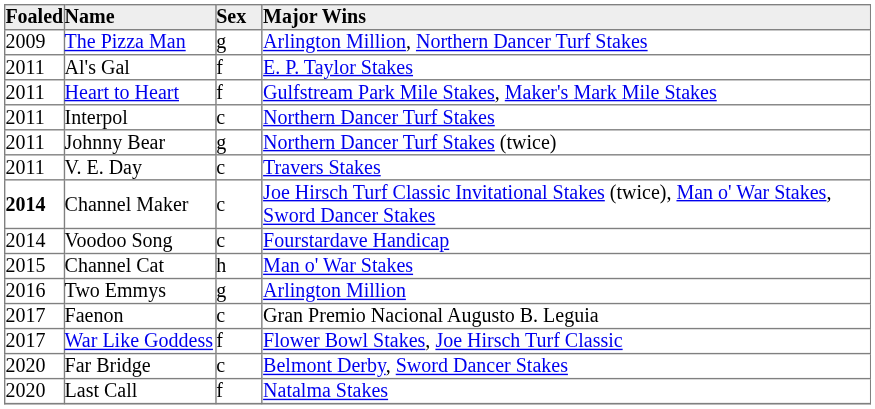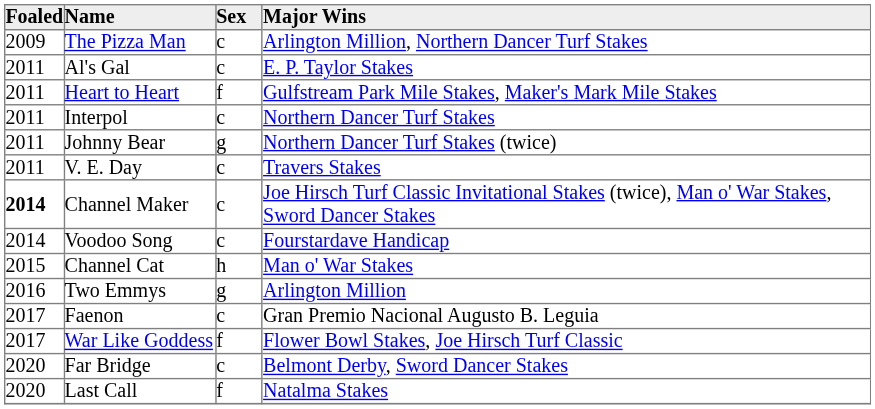(221, 42) g -> (221, 42) c
(220, 67) f -> (221, 67) c
